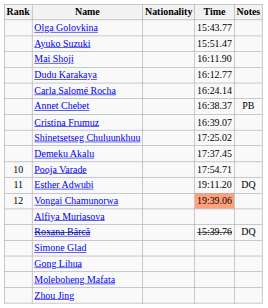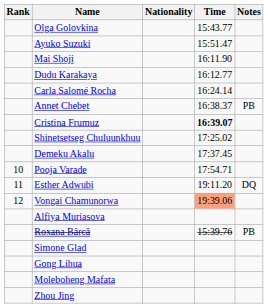(214, 122) normal -> (215, 122) bold
(248, 232) DQ -> (249, 232) PB
